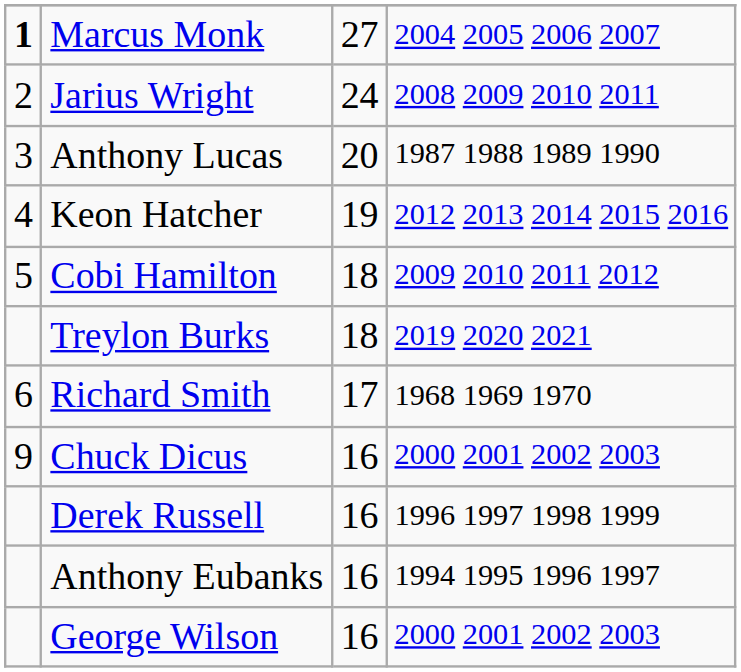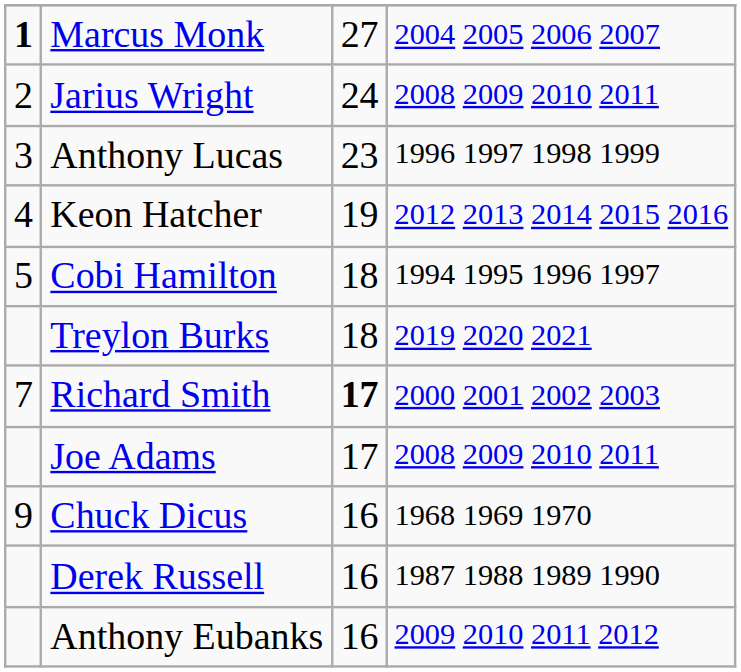(360, 154) 20 -> (360, 154) 23
(527, 154) 1987 1988 1989 1990 -> (527, 154) 1996 1997 1998 1999
(527, 275) 2009 2010 2011 2012 -> (527, 275) 1994 1995 1996 1997
(23, 395) 6 -> (23, 395) 7
(360, 395) normal -> (360, 395) bold
(493, 395) 1968 1969 1970 -> (527, 395) 2000 2001 2002 2003
+ row: (133, 455)
(527, 455) 2000 2001 2002 2003 -> (493, 515) 1968 1969 1970
(527, 515) 1996 1997 1998 1999 -> (527, 575) 1987 1988 1989 1990
(527, 575) 1994 1995 1996 1997 -> (527, 635) 2009 2010 2011 2012
- row: (164, 635)
